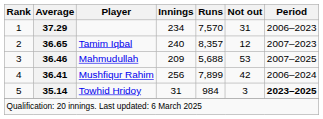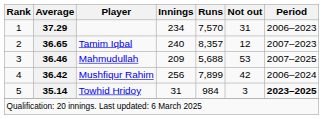(55, 75) 36.41 -> (55, 75) 36.42
